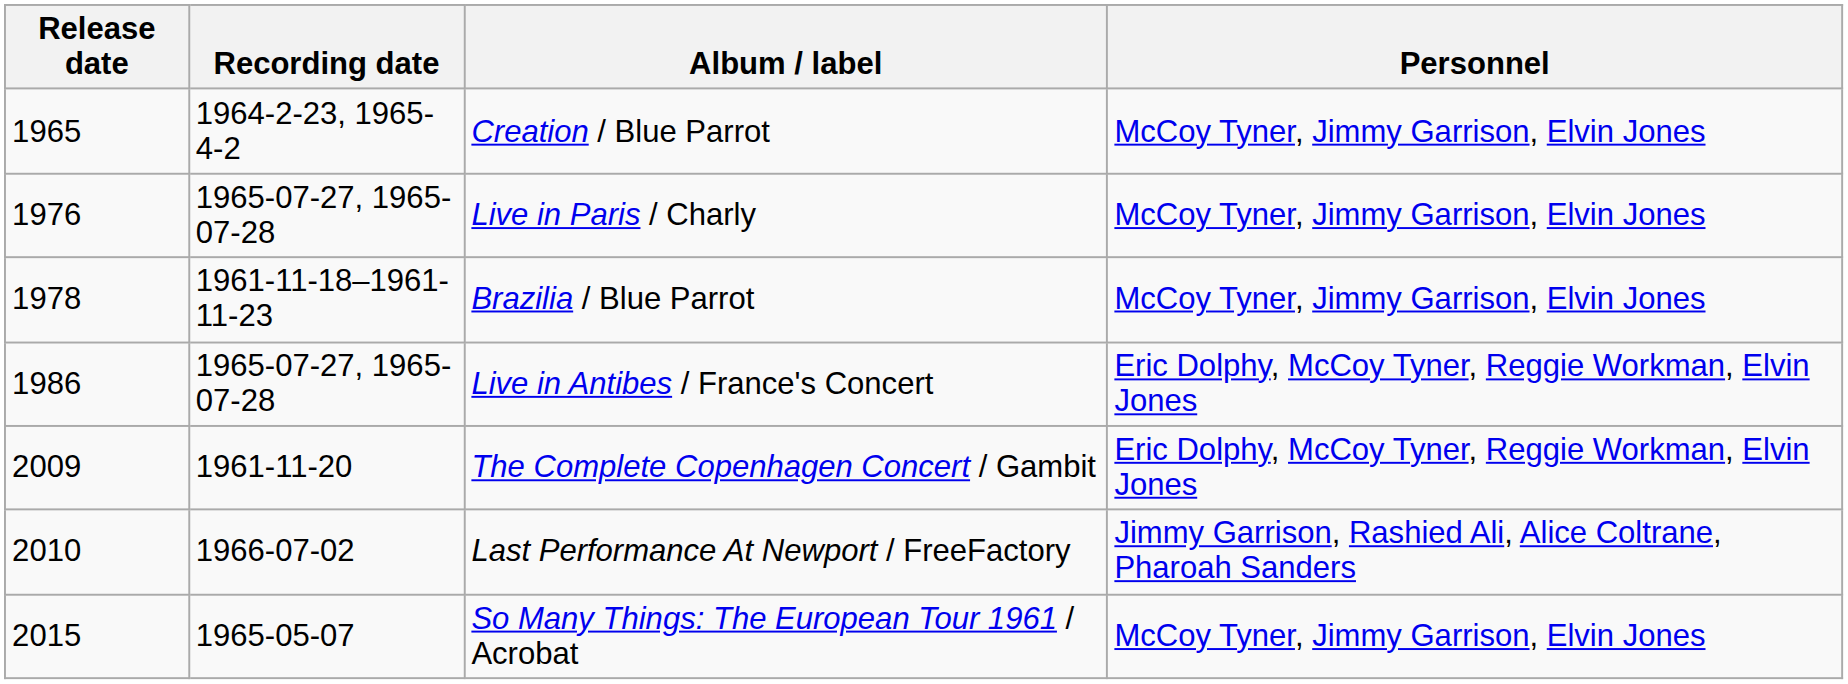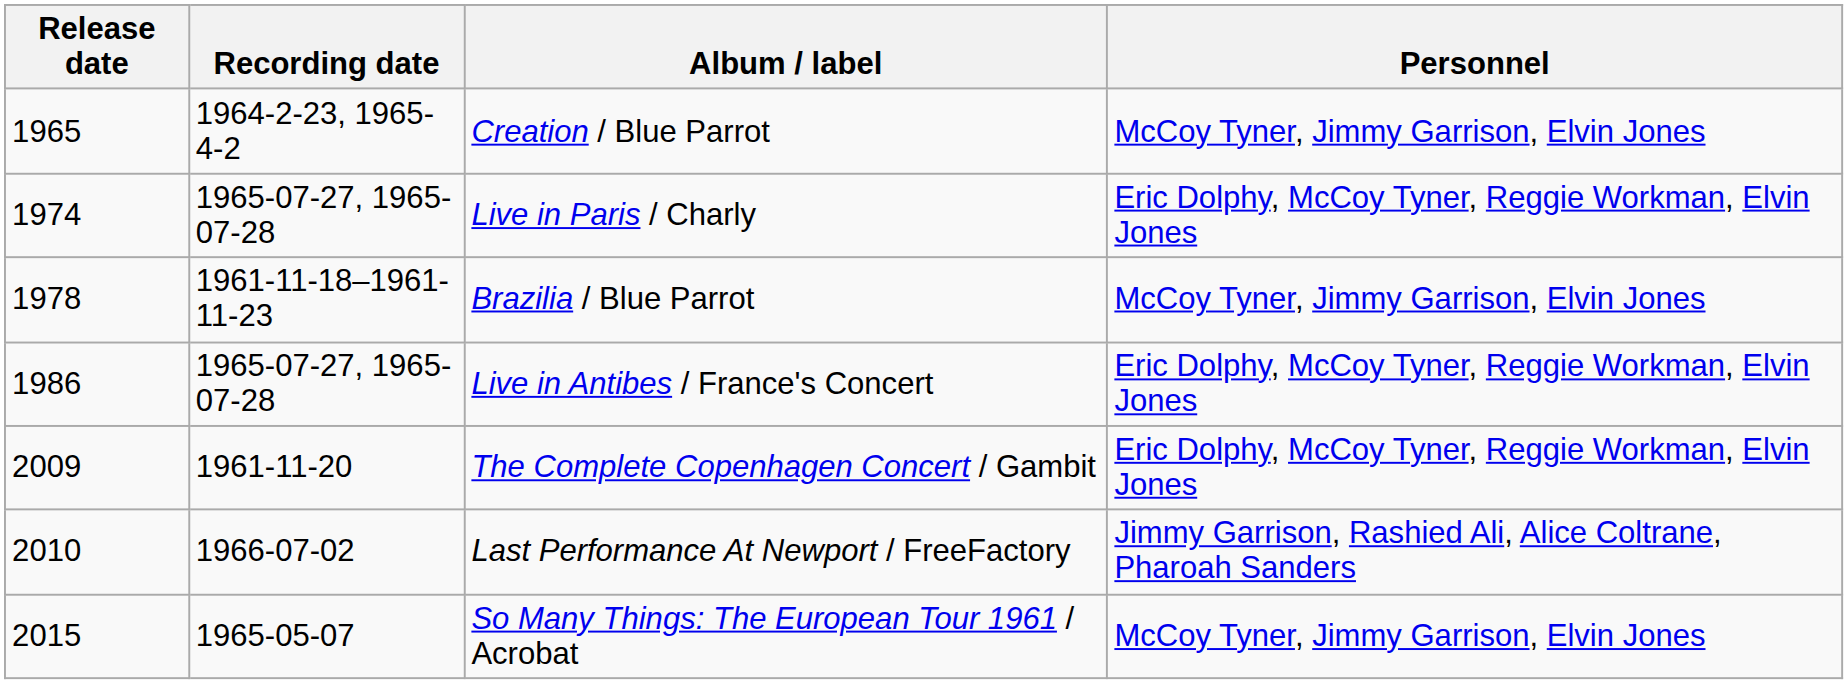(47, 214) 1976 -> (47, 214) 1974
(1410, 214) McCoy Tyner, Jimmy Garrison, Elvin Jones -> (1462, 214) Eric Dolphy, McCoy Tyner, Reggie Workman, Elvin Jones
